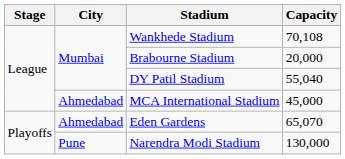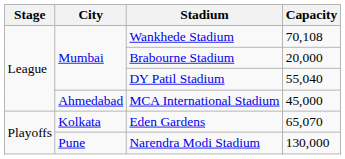(91, 121) Ahmedabad -> (80, 121) Kolkata
